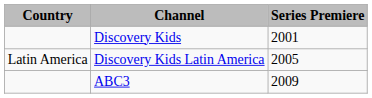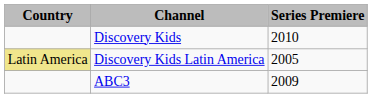(285, 37) 2001 -> (285, 37) 2010
(48, 59) no background -> (48, 59) khaki background
